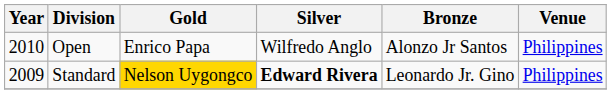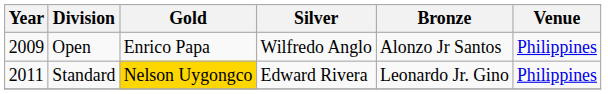(26, 46) 2010 -> (26, 46) 2009
(26, 74) 2009 -> (26, 74) 2011
(319, 74) bold -> (314, 74) normal
